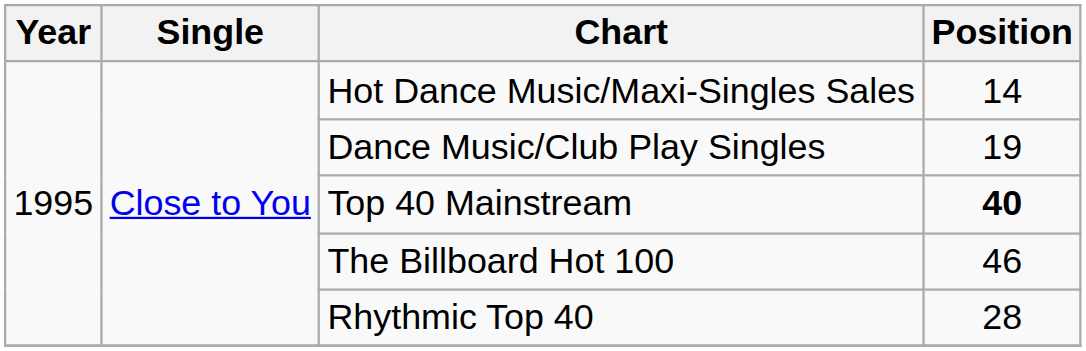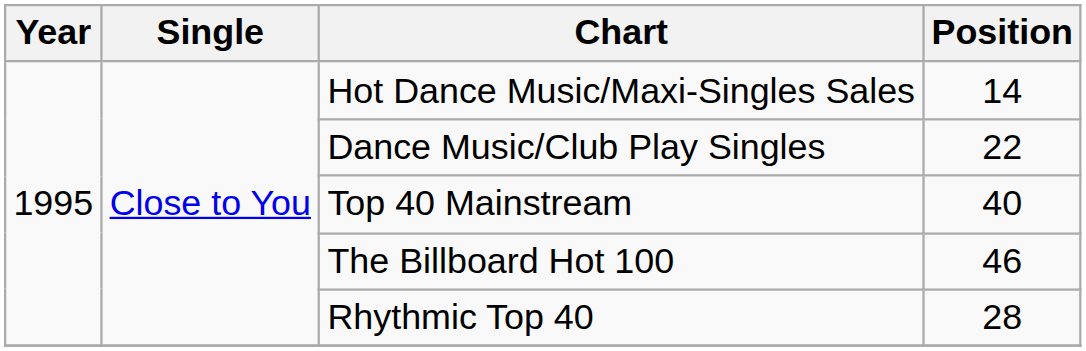(1002, 146) 19 -> (1002, 146) 22
(1002, 203) bold -> (1002, 203) normal
